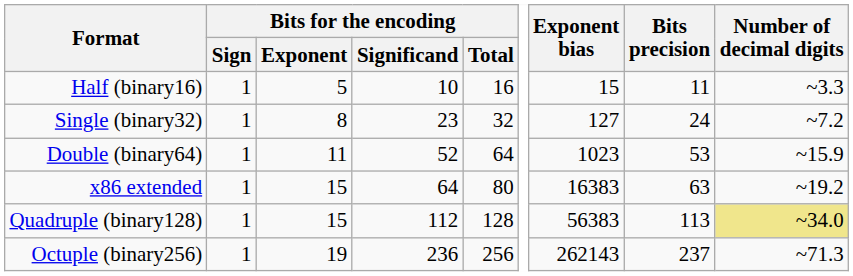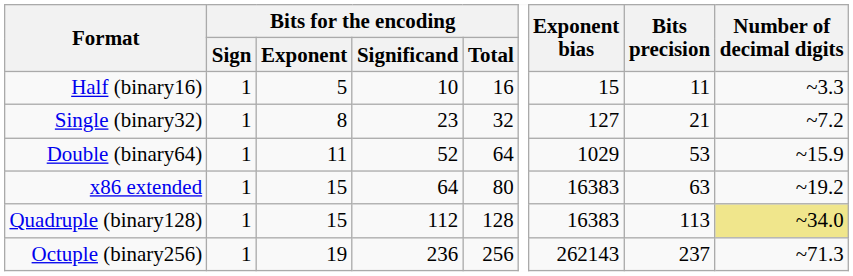(700, 120) 24 -> (700, 120) 21
(598, 154) 1023 -> (598, 154) 1029
(593, 220) 56383 -> (593, 220) 16383
